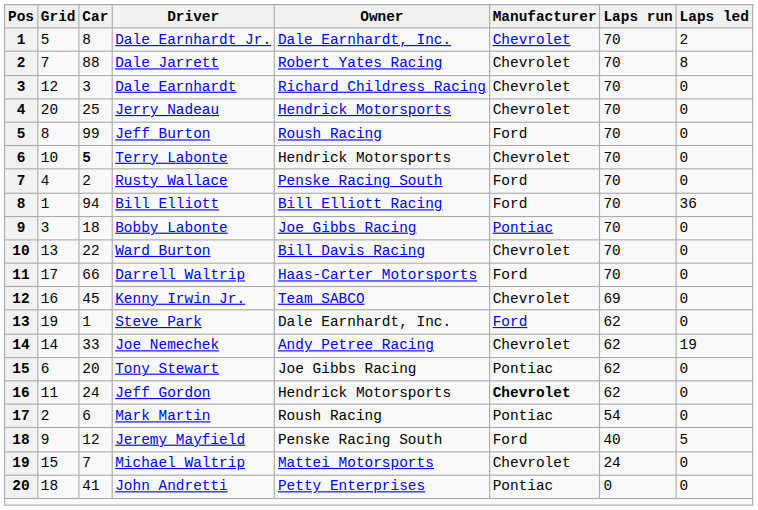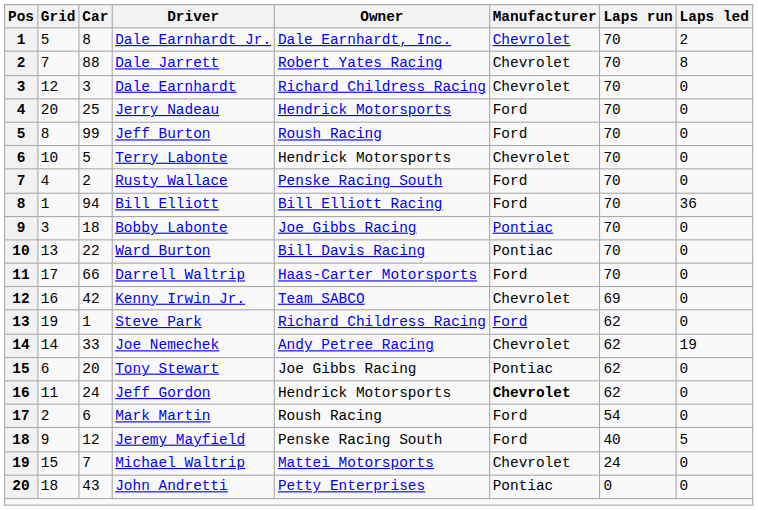(532, 110) Chevrolet -> (510, 110) Ford
(87, 157) bold -> (87, 157) normal
(532, 251) Chevrolet -> (523, 251) Pontiac
(91, 299) 45 -> (91, 299) 42
(365, 322) Dale Earnhardt, Inc. -> (382, 322) Richard Childress Racing
(523, 416) Pontiac -> (510, 416) Ford
(91, 487) 41 -> (91, 487) 43
